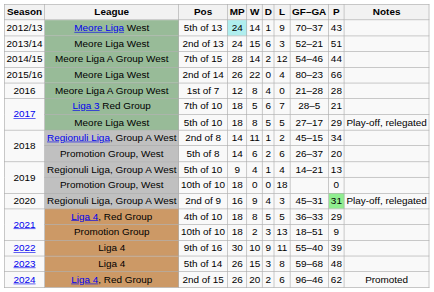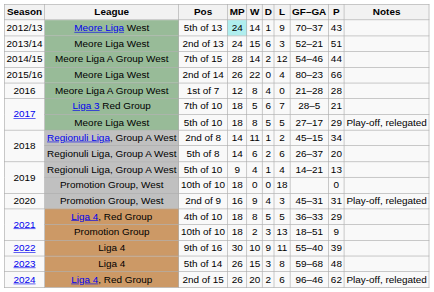(112, 153) Promotion Group, West -> (112, 153) Regionuli Liga, Group A West
(112, 201) Regionuli Liga, Group A West -> (112, 201) Promotion Group, West
(336, 201) lightgreen background -> (336, 201) no background
(387, 279) Promoted -> (387, 279) Play-off, relegated
